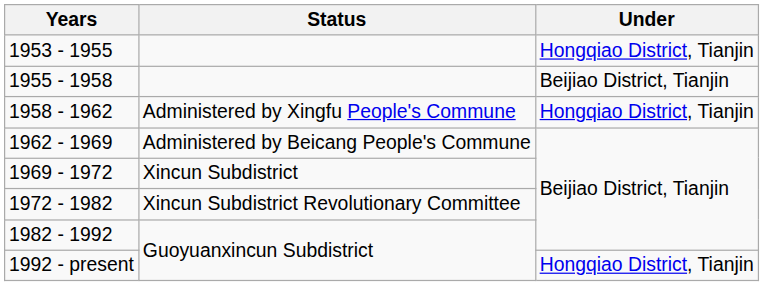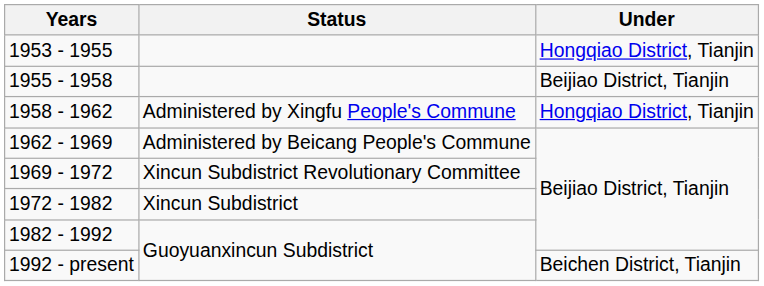(220, 173) Xincun Subdistrict -> (332, 173) Xincun Subdistrict Revolutionary Committee
(332, 204) Xincun Subdistrict Revolutionary Committee -> (220, 204) Xincun Subdistrict
(647, 265) Hongqiao District, Tianjin -> (640, 265) Beichen District, Tianjin
